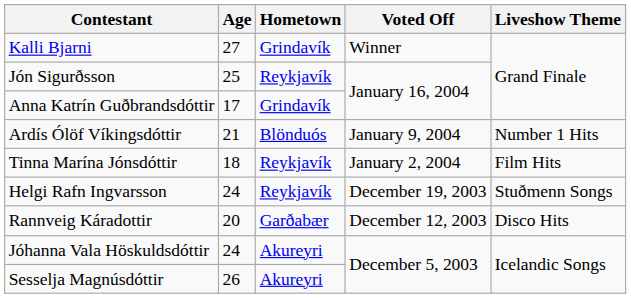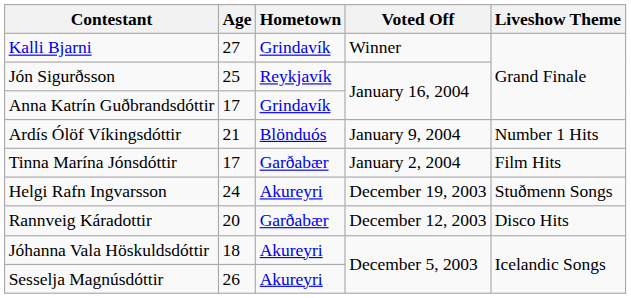(231, 163) 18 -> (231, 163) 17
(296, 163) Reykjavík -> (294, 163) Garðabær
(296, 192) Reykjavík -> (291, 192) Akureyri
(231, 249) 24 -> (231, 249) 18
